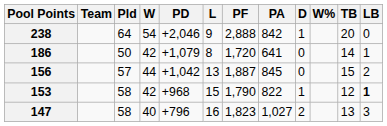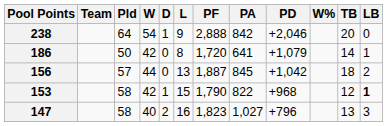columns swapped: (302, 14) <-> (181, 14)
(348, 72) 15 -> (348, 72) 18
